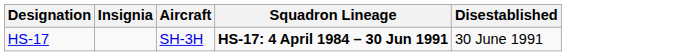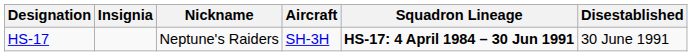+ column: (219, 16)
